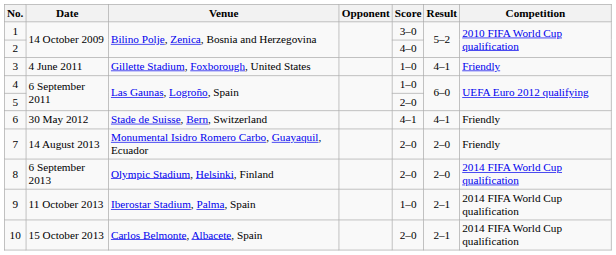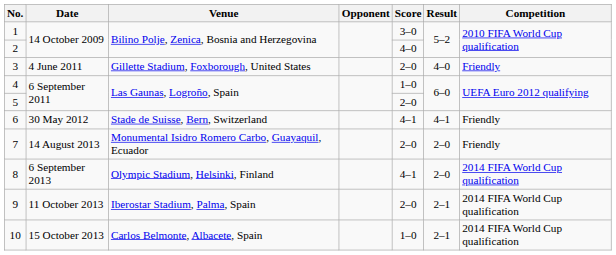(408, 66) 1–0 -> (408, 66) 2–0
(442, 66) 4–1 -> (442, 66) 4–0
(408, 174) 2–0 -> (408, 174) 4–1
(408, 204) 1–0 -> (408, 204) 2–0
(408, 235) 2–0 -> (408, 235) 1–0
